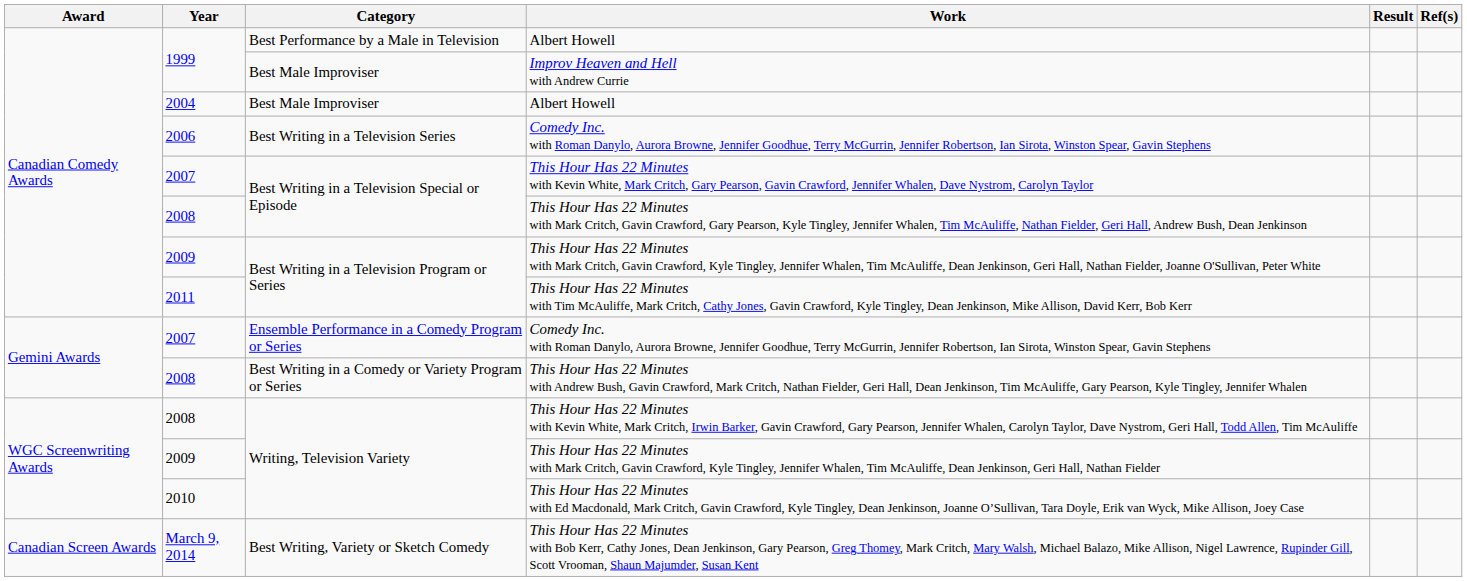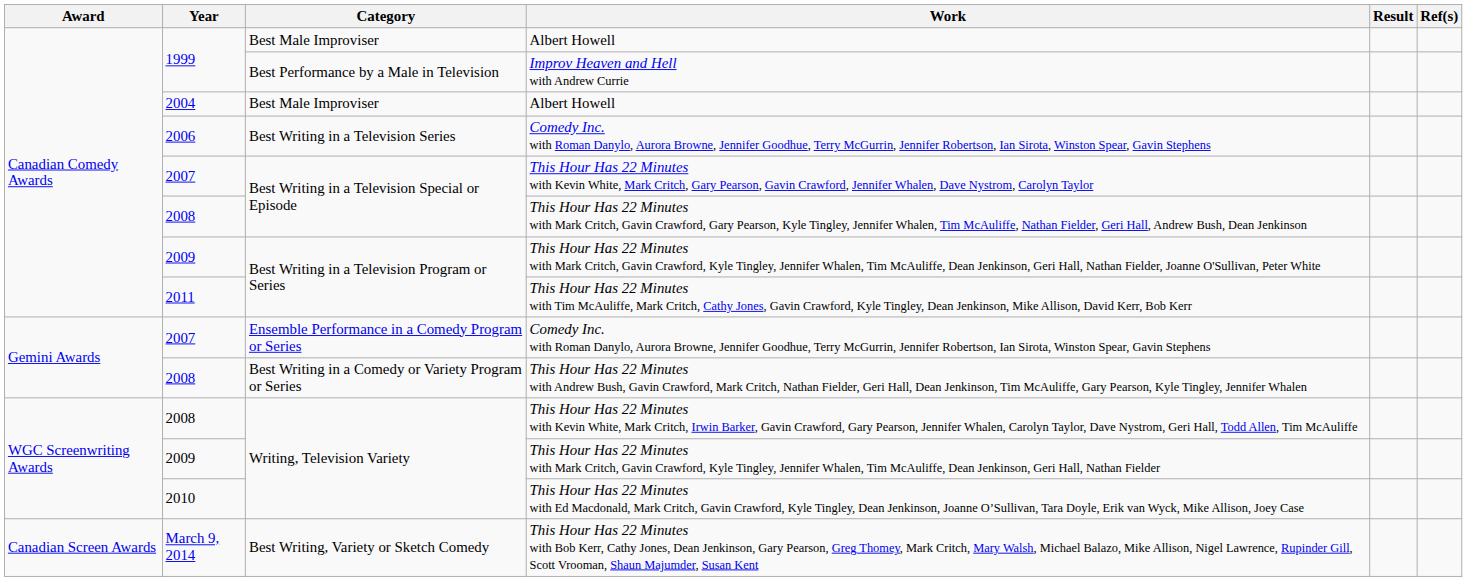(374, 39) Best Performance by a Male in Television -> (314, 39) Best Male Improviser
(314, 71) Best Male Improviser -> (374, 71) Best Performance by a Male in Television
